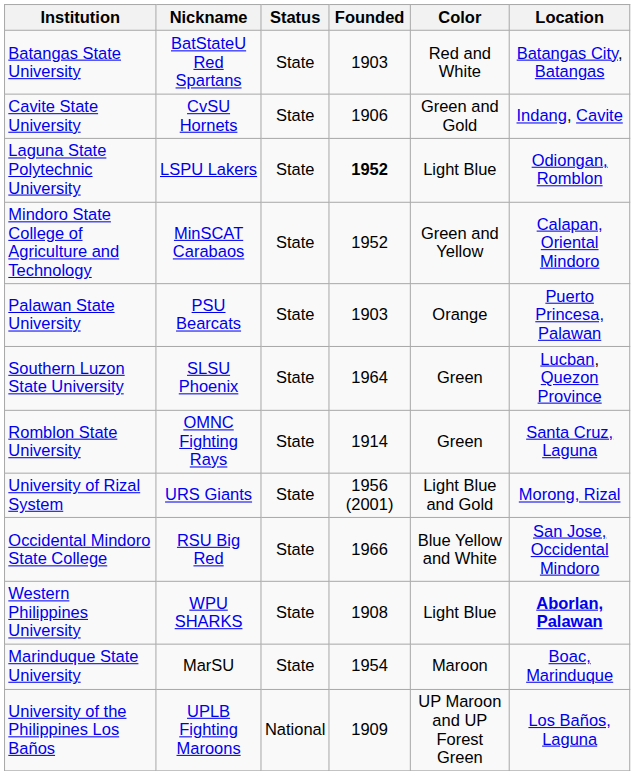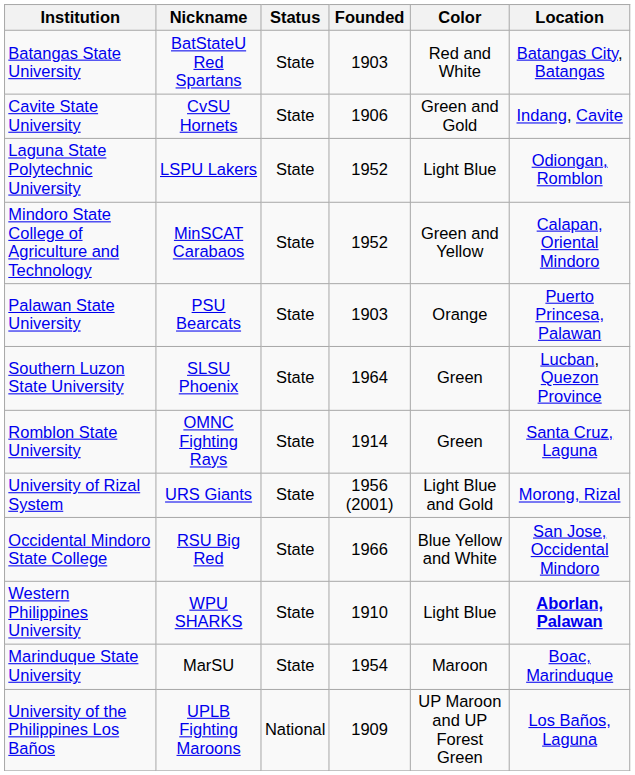(370, 170) bold -> (370, 170) normal
(370, 612) 1908 -> (370, 612) 1910
